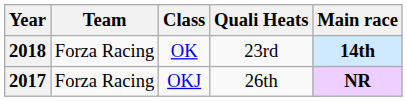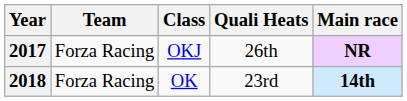rows swapped: (28, 81) <-> (28, 50)
